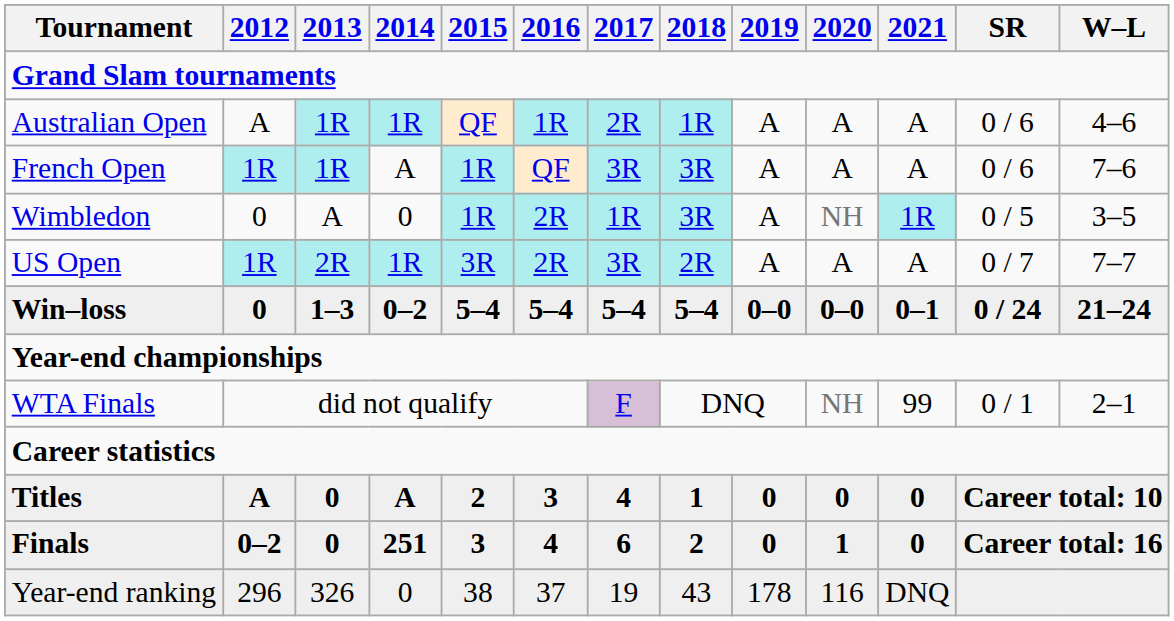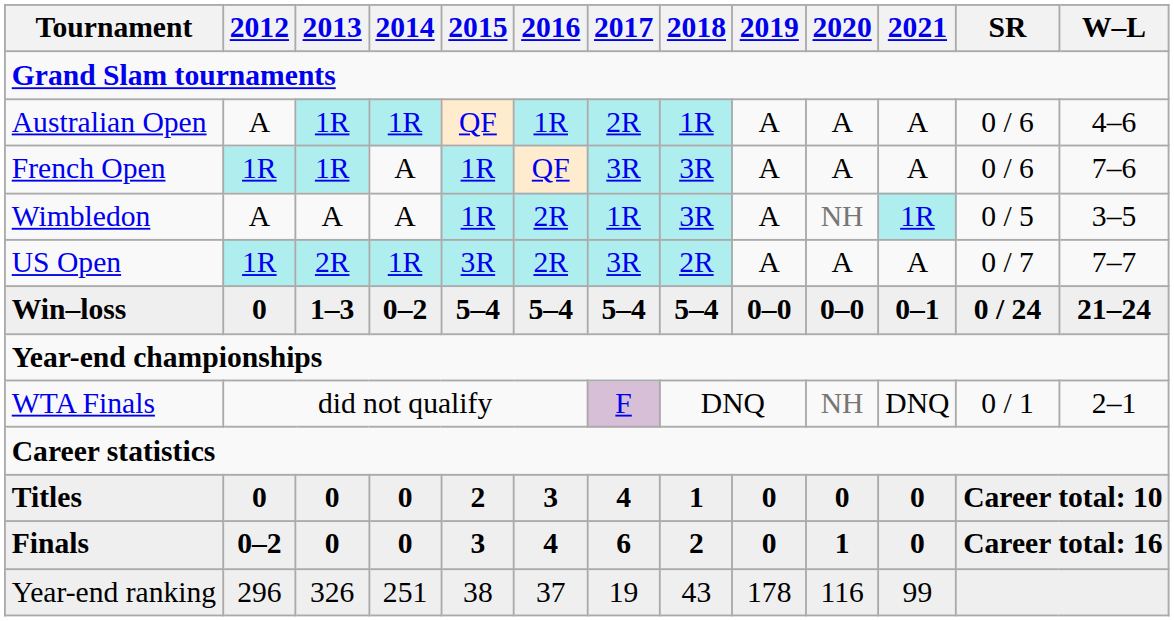(259, 215) 0 -> (259, 215) A
(405, 215) 0 -> (405, 215) A
(917, 403) 99 -> (917, 403) DNQ
(259, 497) A -> (259, 497) 0
(405, 497) A -> (405, 497) 0
(405, 544) 251 -> (405, 544) 0
(405, 591) 0 -> (405, 591) 251
(917, 591) DNQ -> (917, 591) 99
